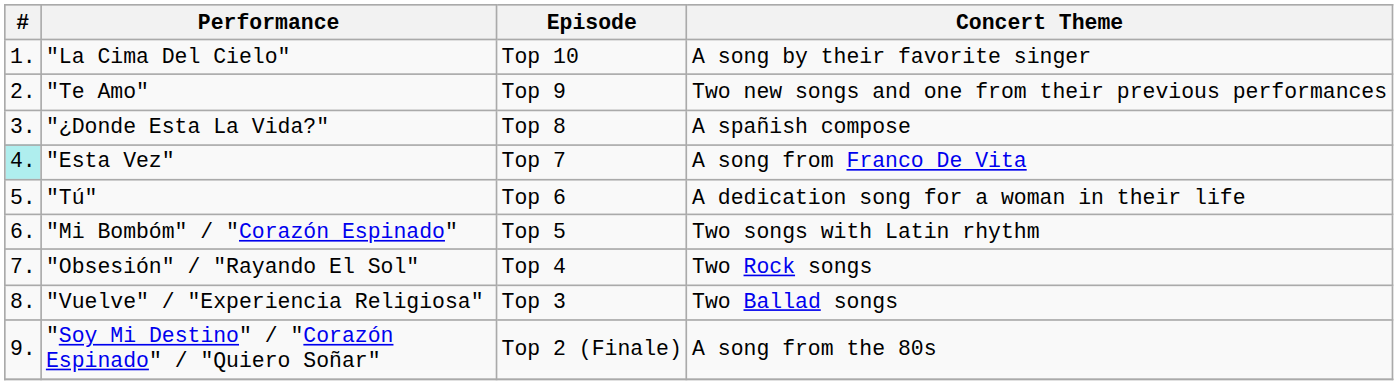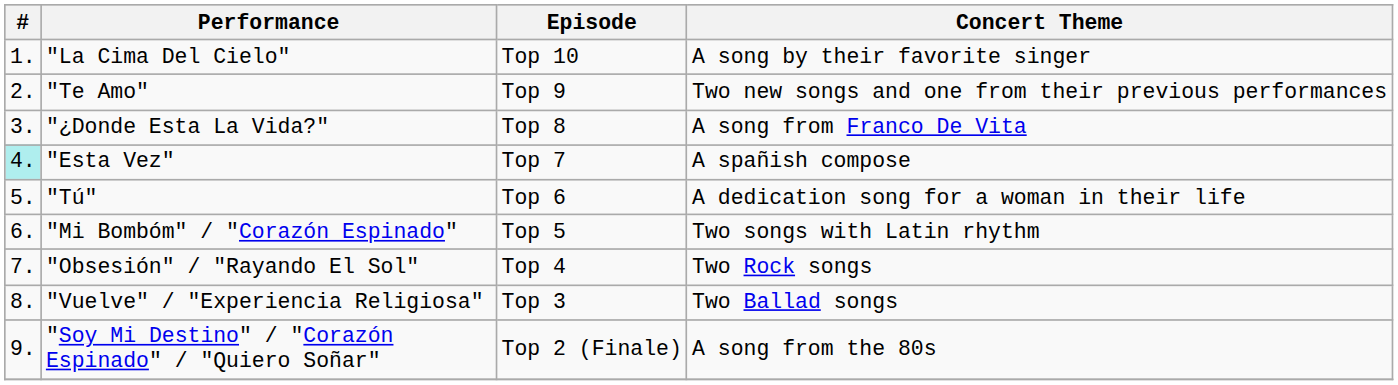(801, 127) A spañish compose -> (859, 127) A song from Franco De Vita
(859, 162) A song from Franco De Vita -> (801, 162) A spañish compose
